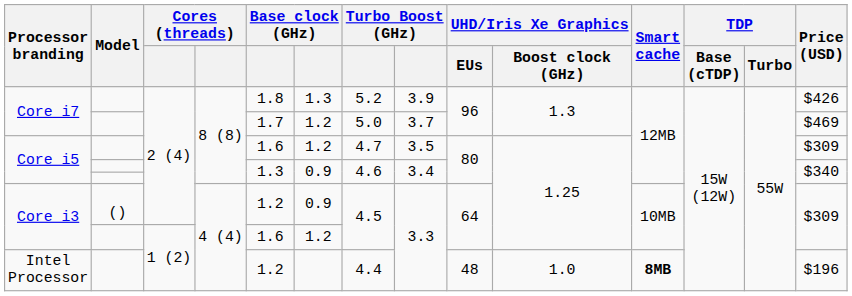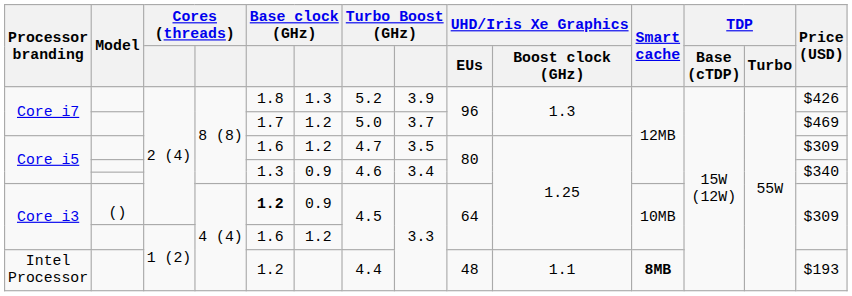(270, 204) normal -> (270, 204) bold
(562, 270) 1.0 -> (562, 270) 1.1
(821, 270) $196 -> (821, 270) $193
